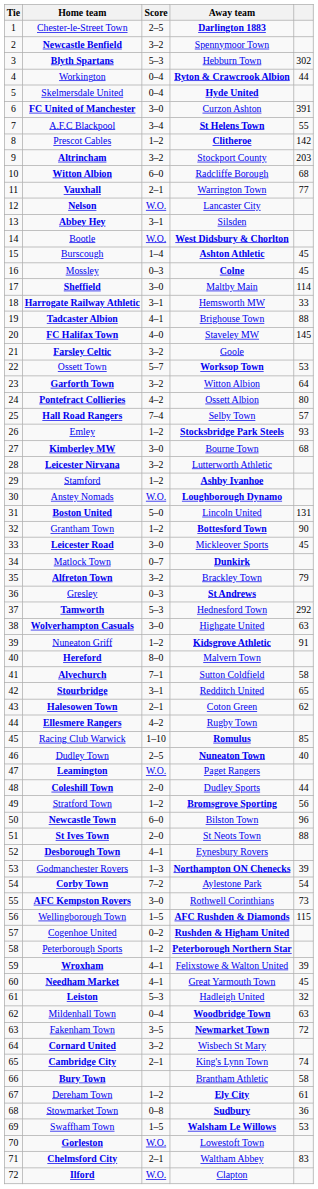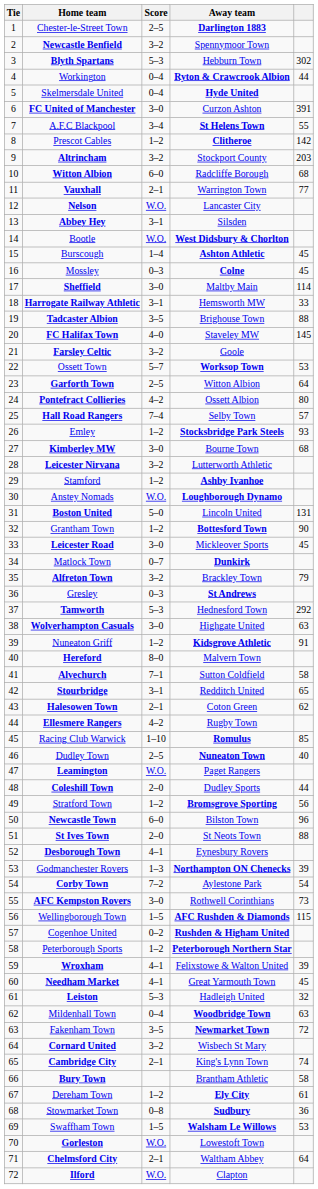(156, 319) 4–1 -> (156, 319) 3–5
(156, 383) 3–2 -> (156, 383) 2–5
(304, 1159) 83 -> (304, 1159) 64
